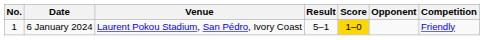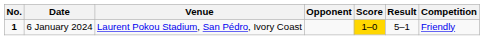columns swapped: (394, 12) <-> (321, 12)
(14, 27) normal -> (14, 27) bold
